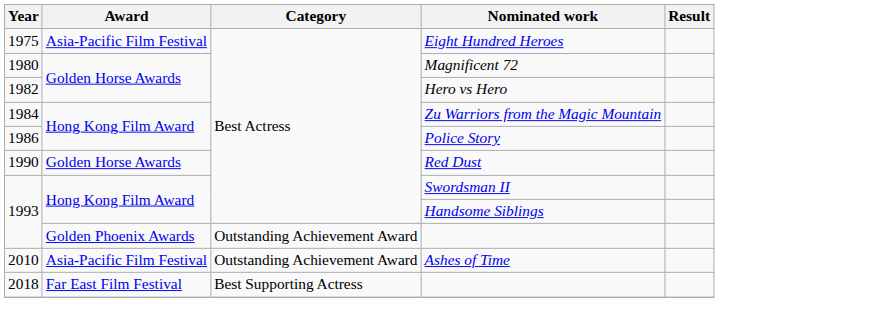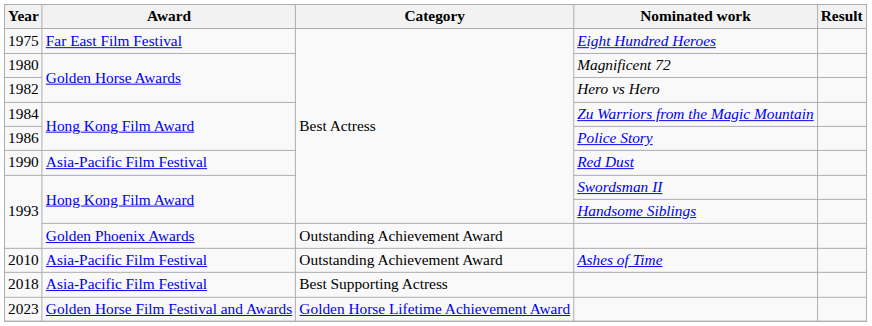(126, 41) Asia-Pacific Film Festival -> (114, 41) Far East Film Festival
(113, 162) Golden Horse Awards -> (126, 162) Asia-Pacific Film Festival
(114, 284) Far East Film Festival -> (126, 284) Asia-Pacific Film Festival
+ row: (23, 308)
